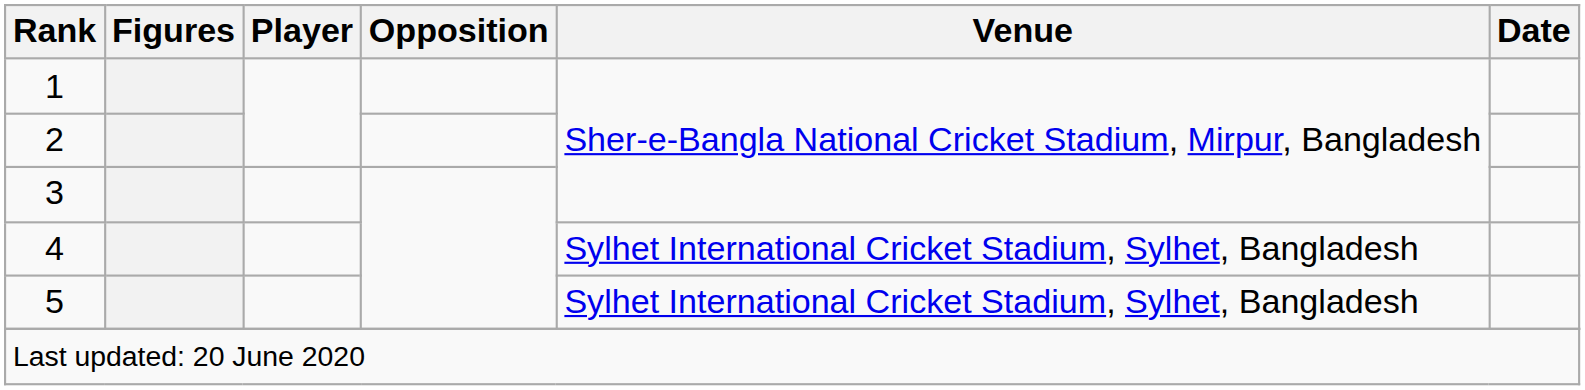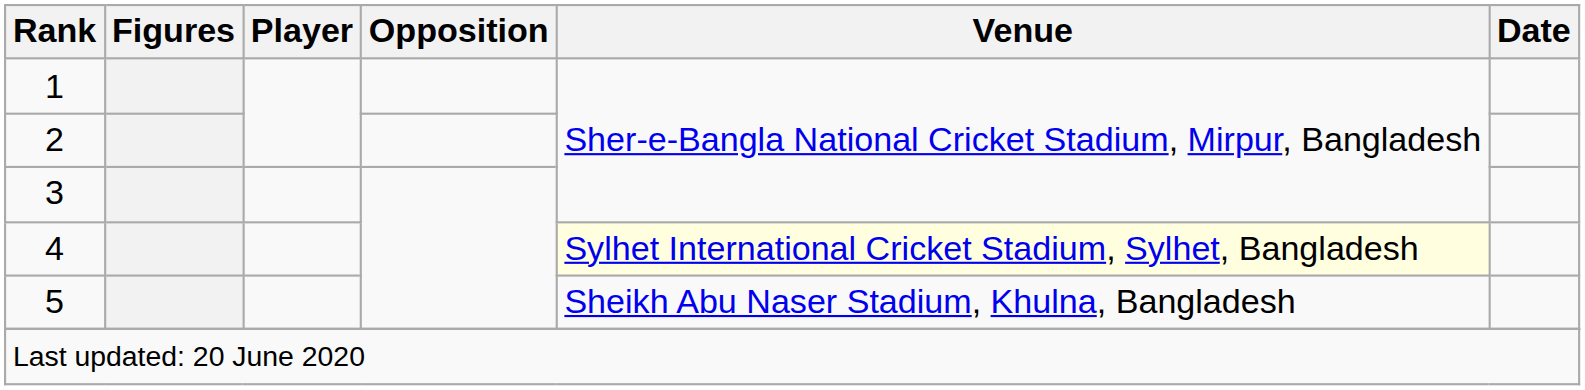(992, 247) no background -> (992, 247) lightyellow background
(992, 301) Sylhet International Cricket Stadium, Sylhet, Bangladesh -> (930, 301) Sheikh Abu Naser Stadium, Khulna, Bangladesh
